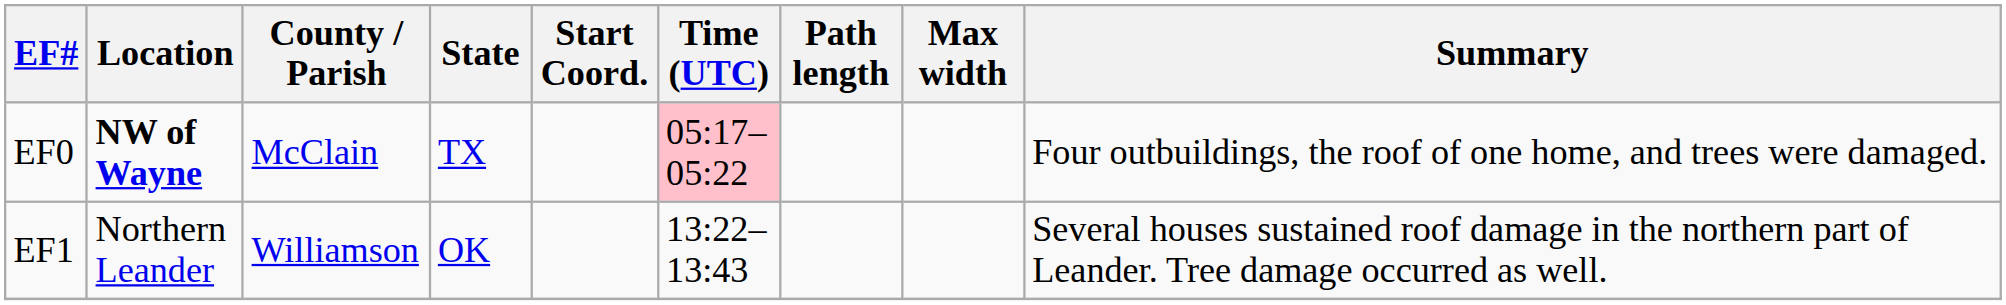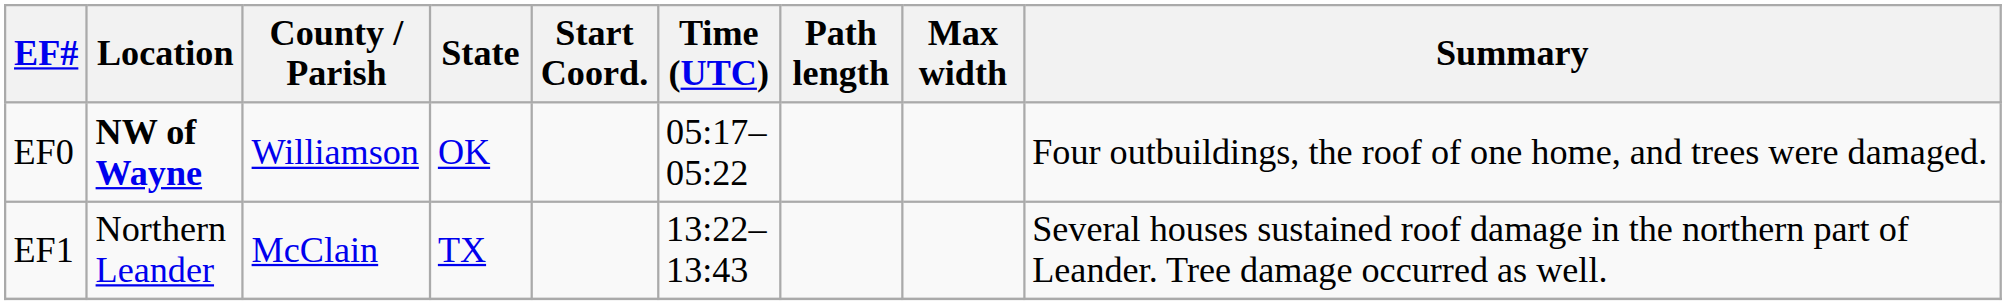(315, 151) McClain -> (335, 151) Williamson
(462, 151) TX -> (464, 151) OK
(716, 151) pink background -> (716, 151) no background
(335, 249) Williamson -> (315, 249) McClain
(464, 249) OK -> (462, 249) TX
